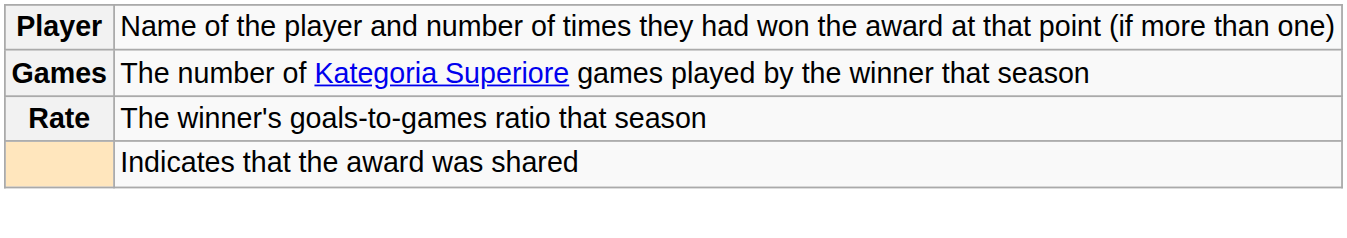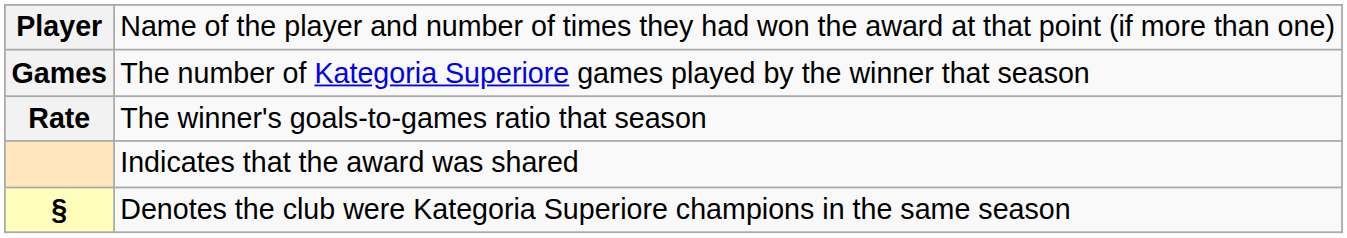+ row: (59, 208)
